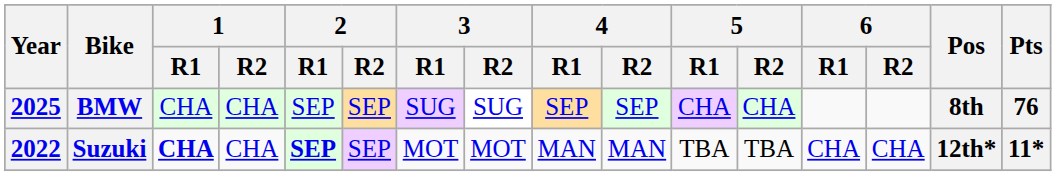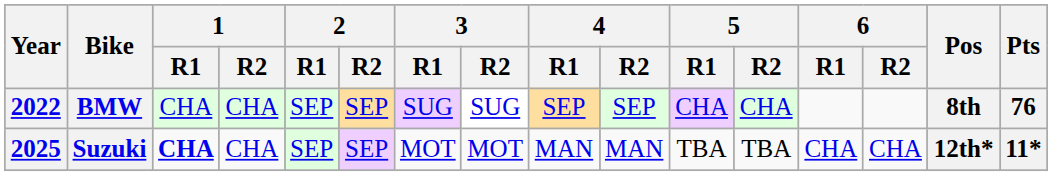(36, 108) 2025 -> (36, 108) 2022
(36, 149) 2022 -> (36, 149) 2025
(313, 149) bold -> (312, 149) normal
